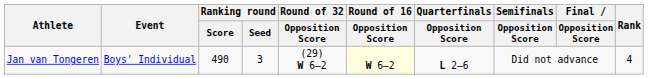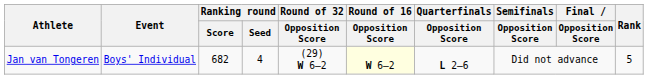(220, 60) 490 -> (220, 60) 682
(260, 60) 3 -> (260, 60) 4
(629, 60) 4 -> (629, 60) 5
